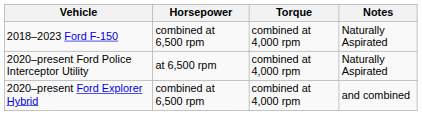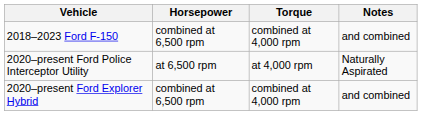(365, 36) Naturally Aspirated -> (376, 36) and combined
(281, 65) combined at 4,000 rpm -> (282, 65) at 4,000 rpm
